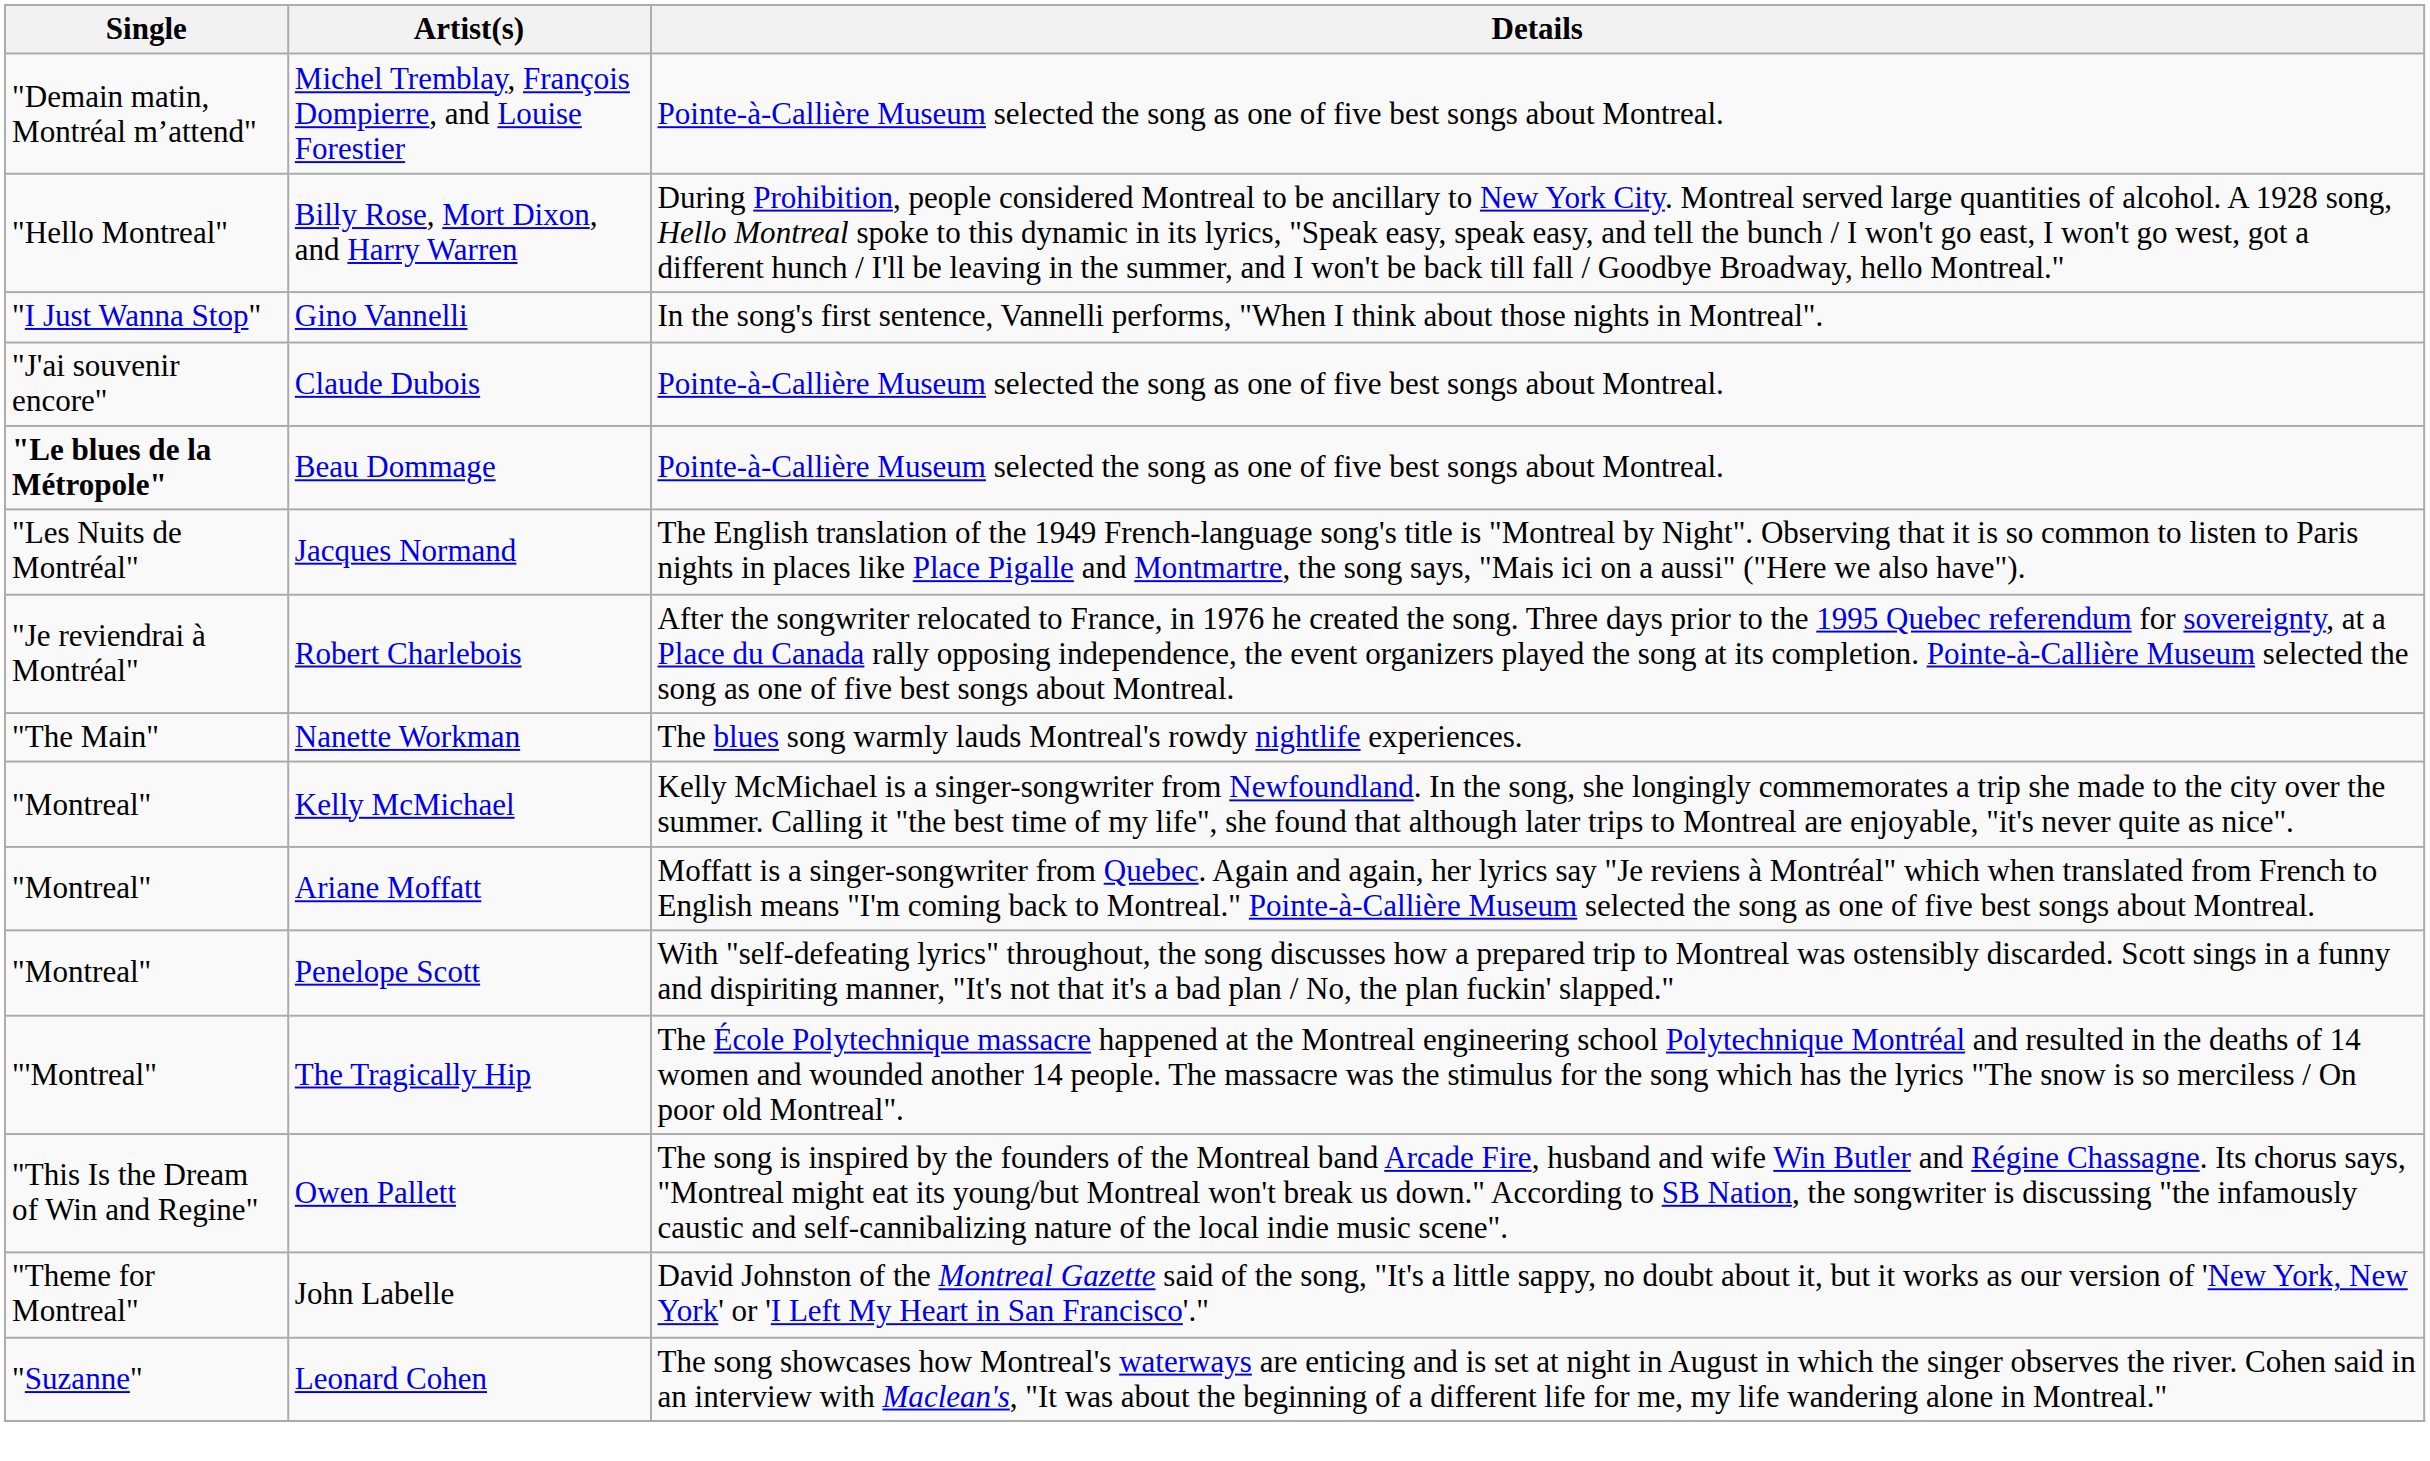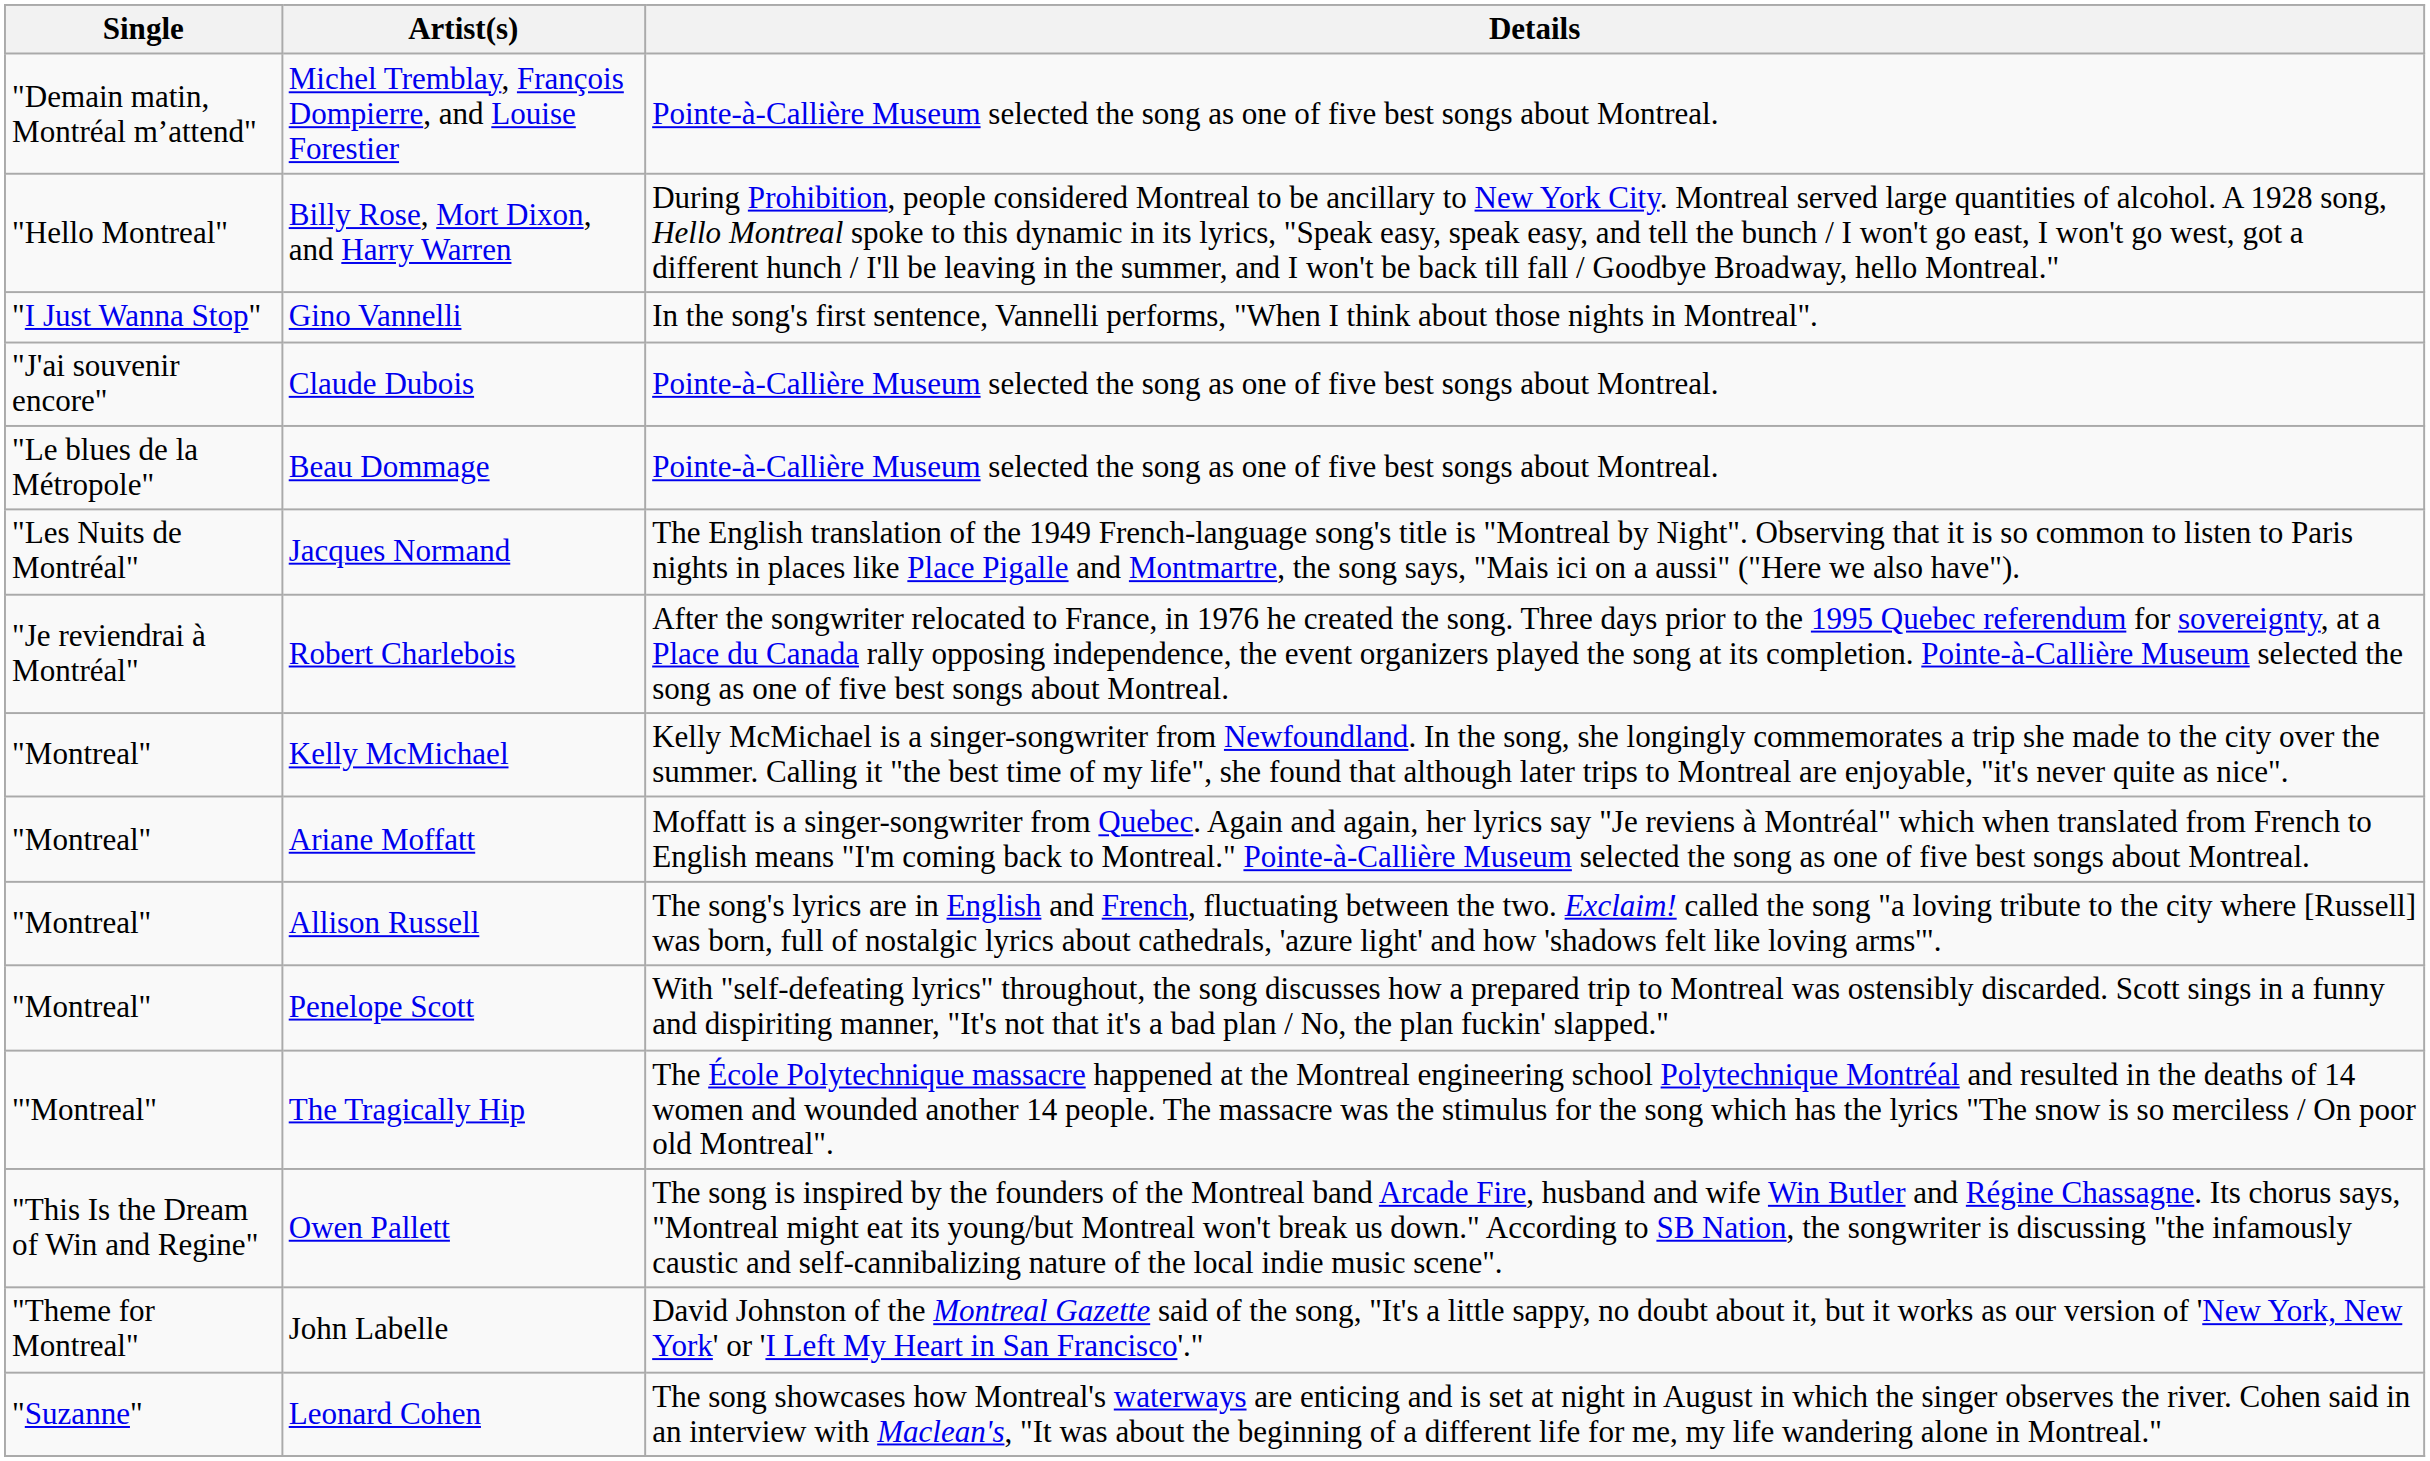(112, 467) bold -> (105, 467) normal
- row: (407, 737)
+ row: (384, 922)
